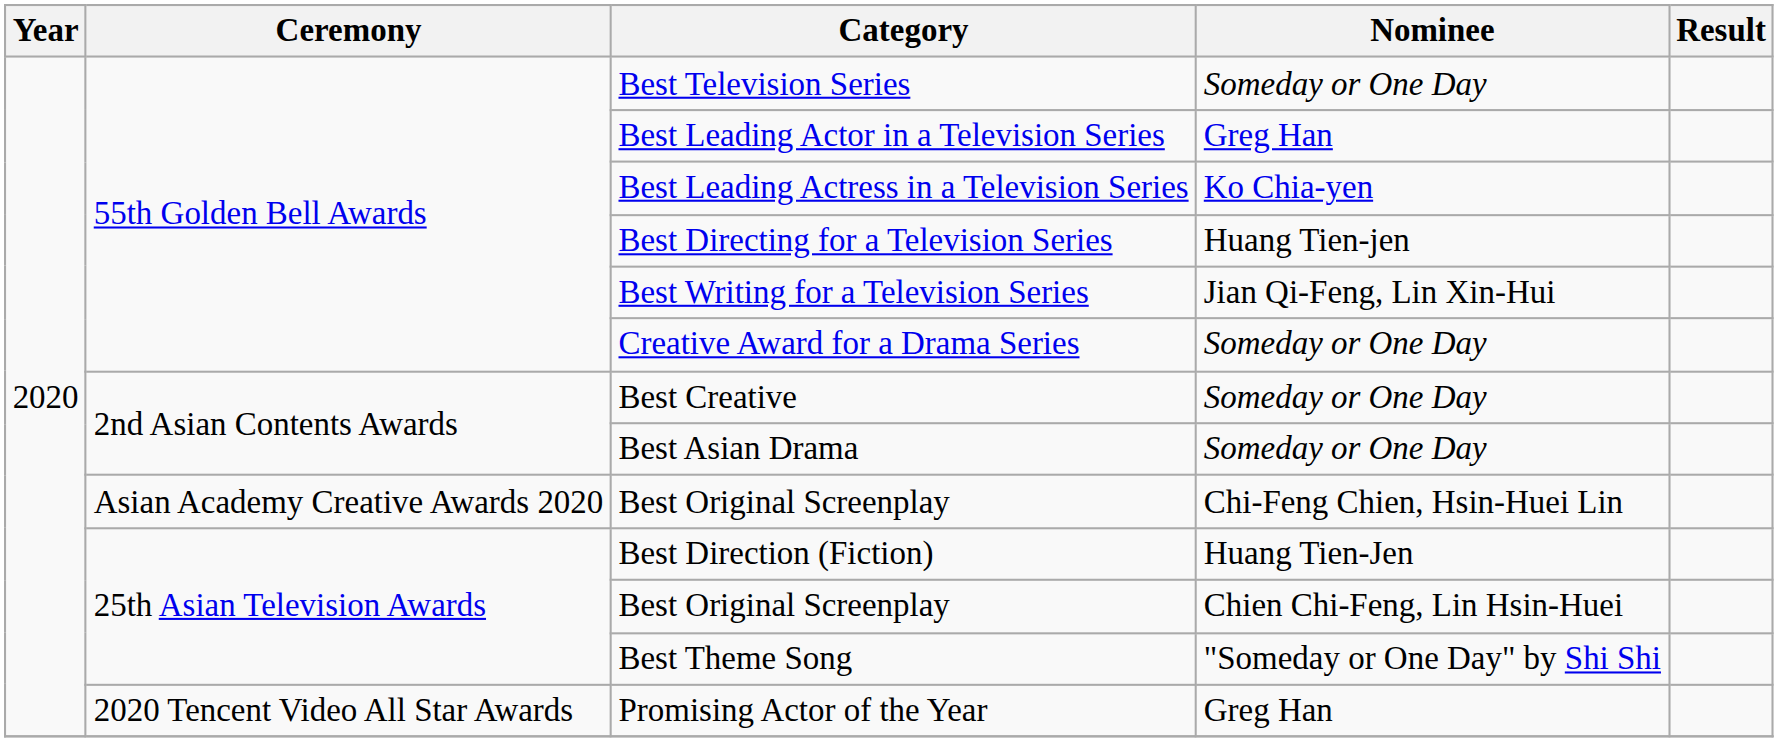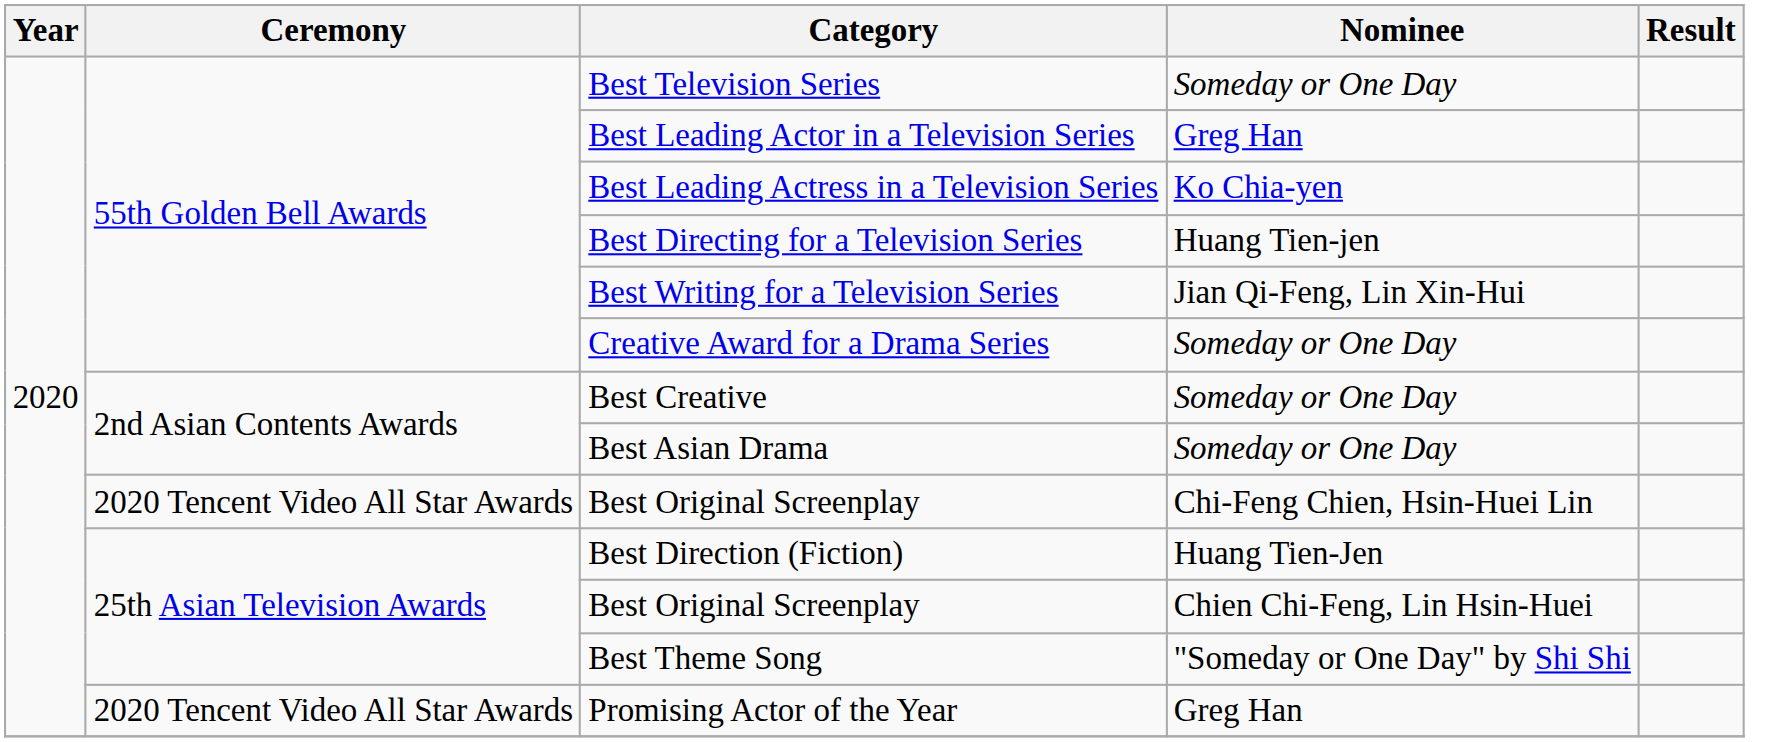(349, 501) Asian Academy Creative Awards 2020 -> (333, 501) 2020 Tencent Video All Star Awards
